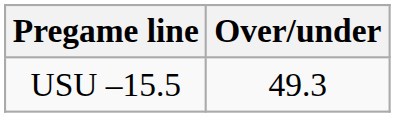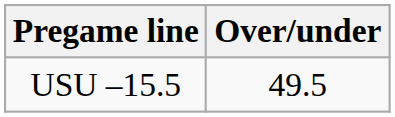(298, 84) 49.3 -> (298, 84) 49.5
